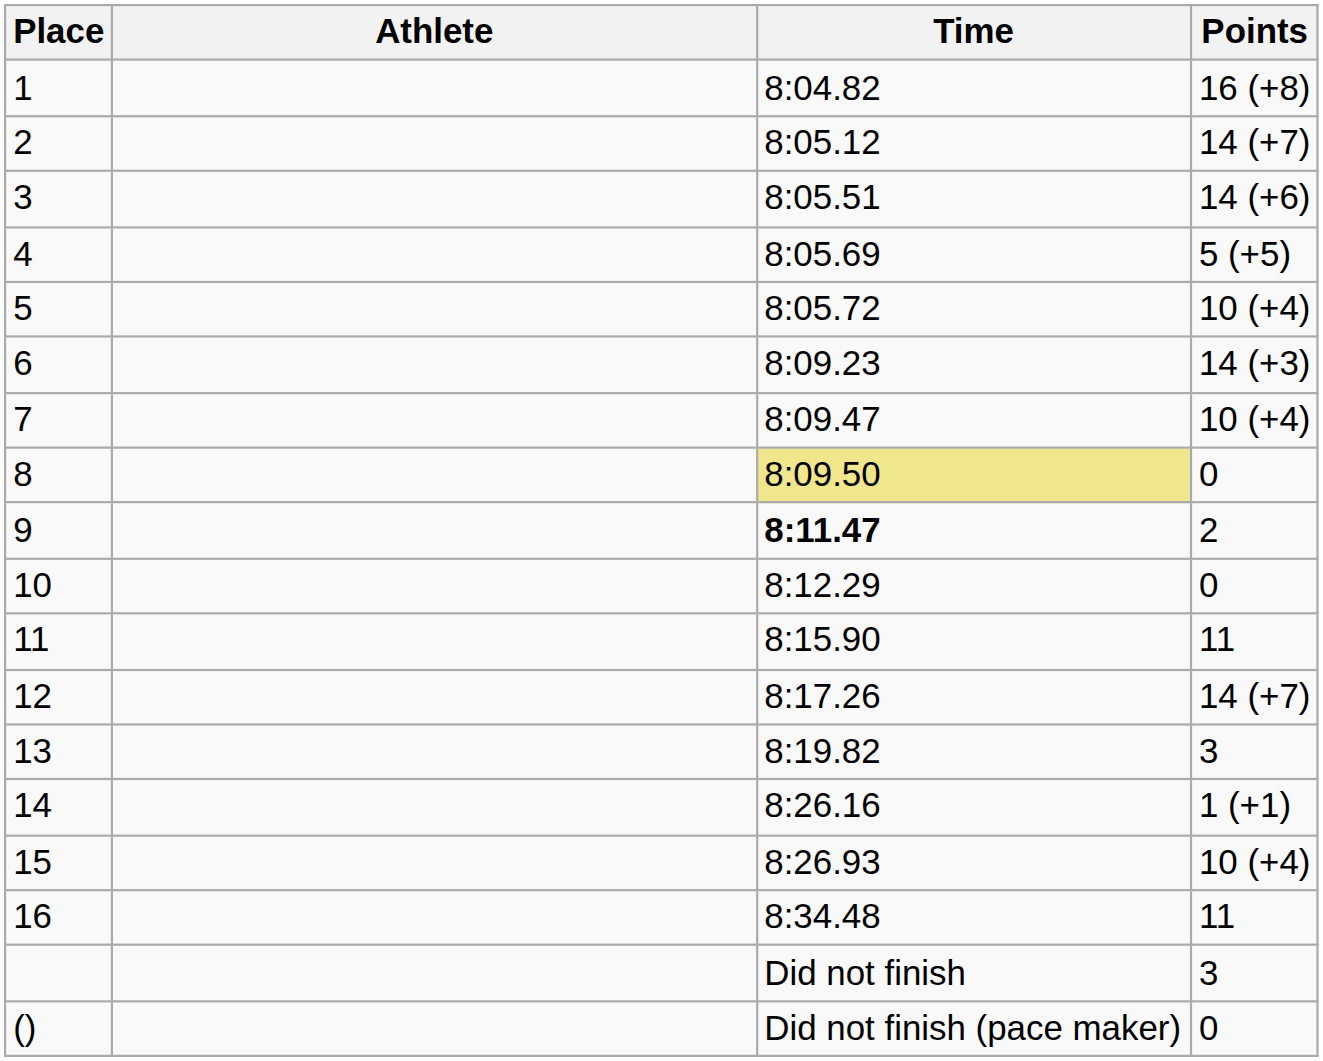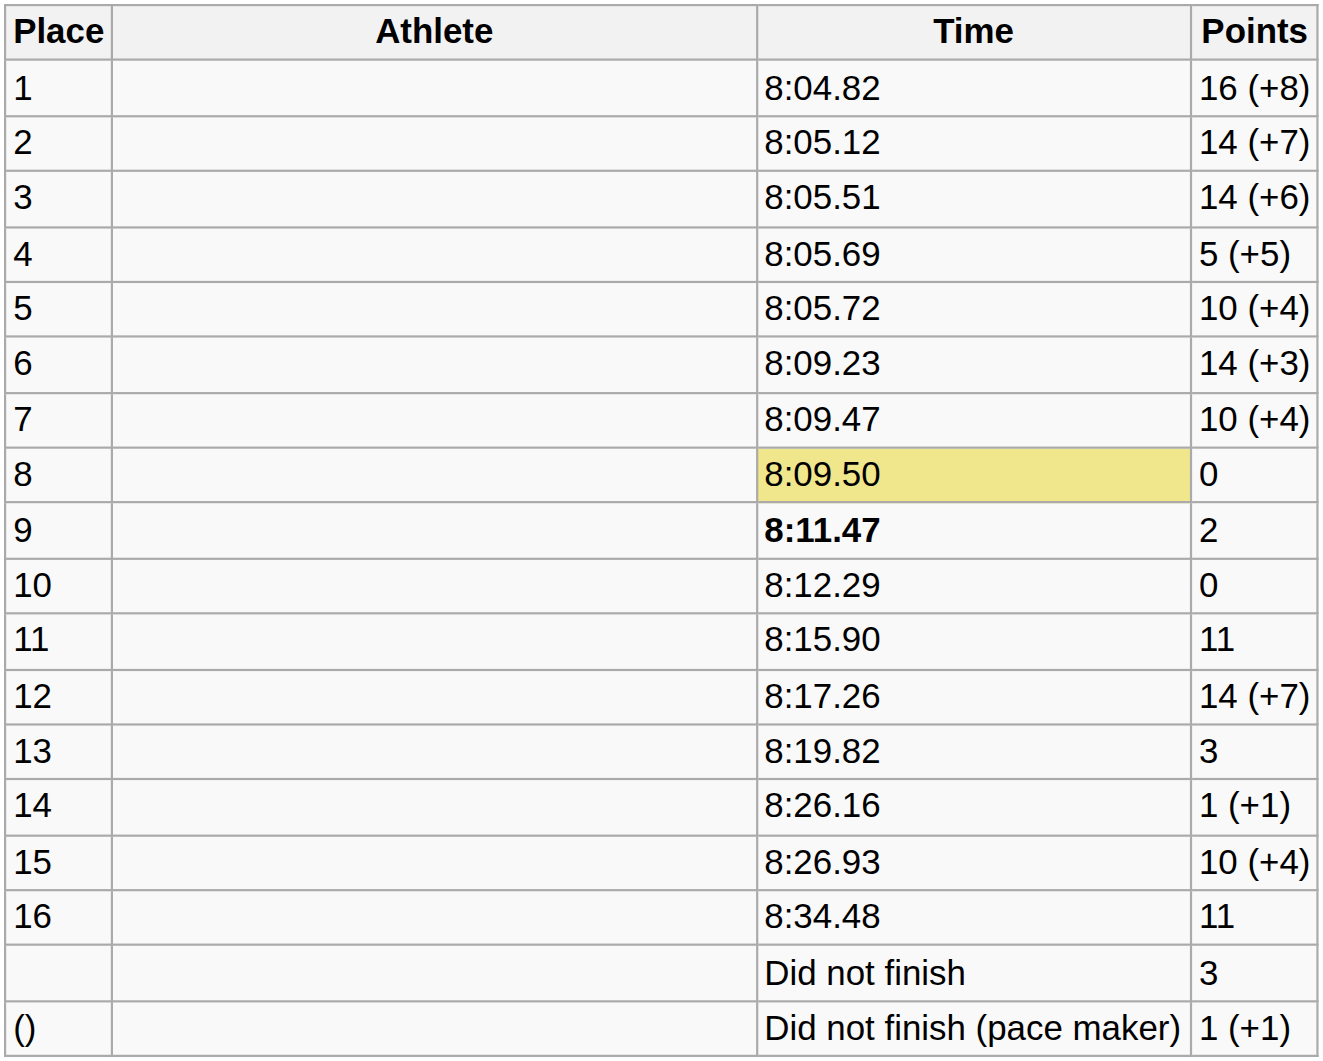(1209, 1027) 0 -> (1245, 1027) 1 (+1)
